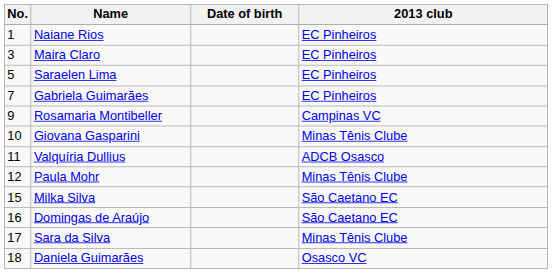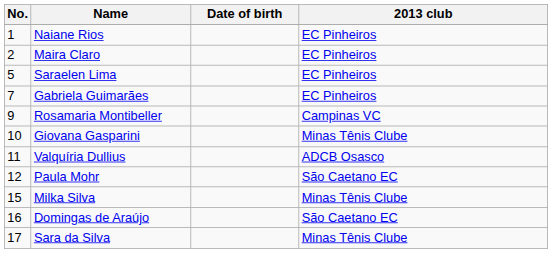(11, 55) 3 -> (11, 55) 2
(355, 177) Minas Tênis Clube -> (350, 177) São Caetano EC
(350, 197) São Caetano EC -> (355, 197) Minas Tênis Clube
- row: (89, 258)
